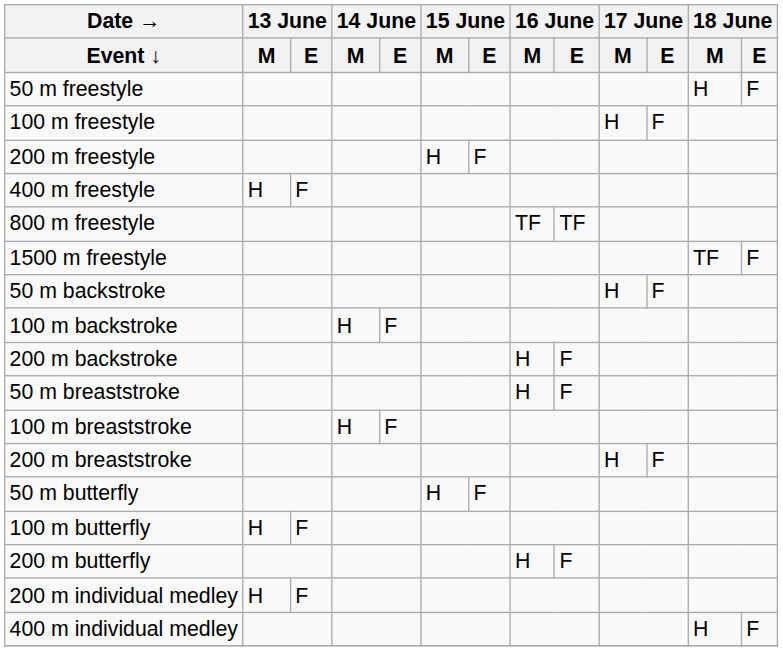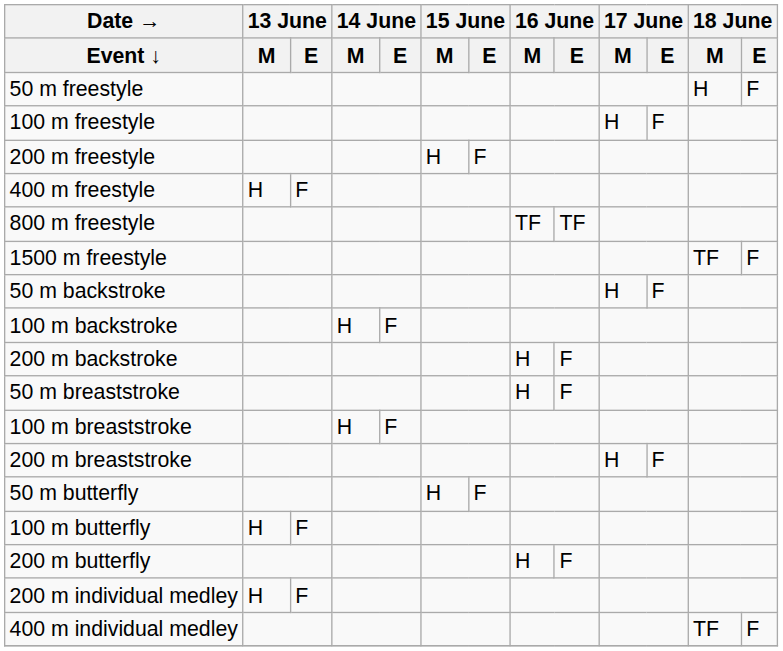(701, 628) H -> (706, 628) TF
